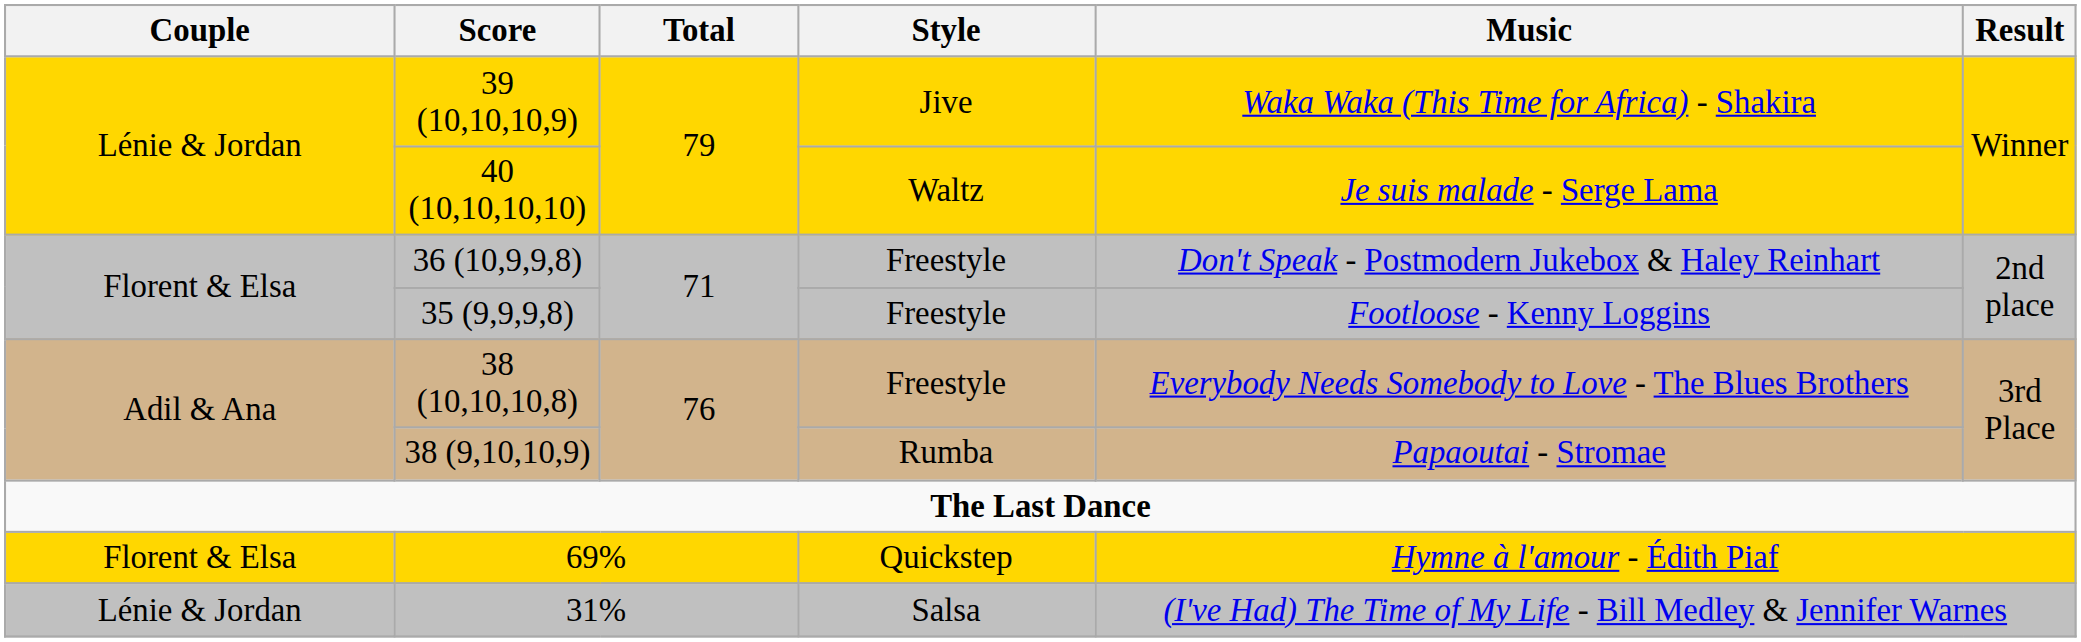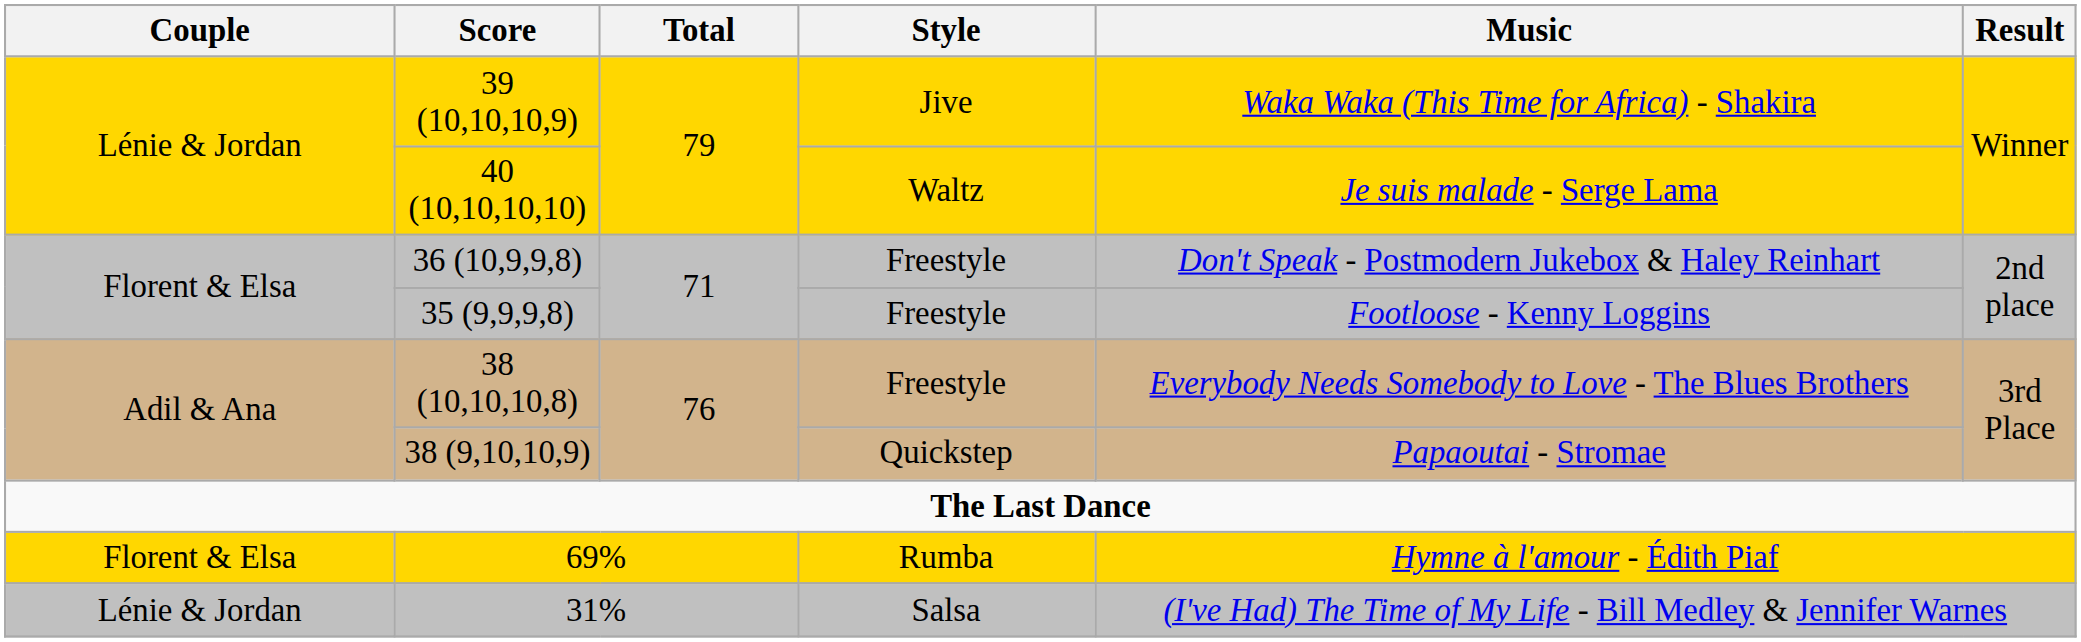(946, 453) Rumba -> (946, 453) Quickstep
(946, 557) Quickstep -> (946, 557) Rumba
